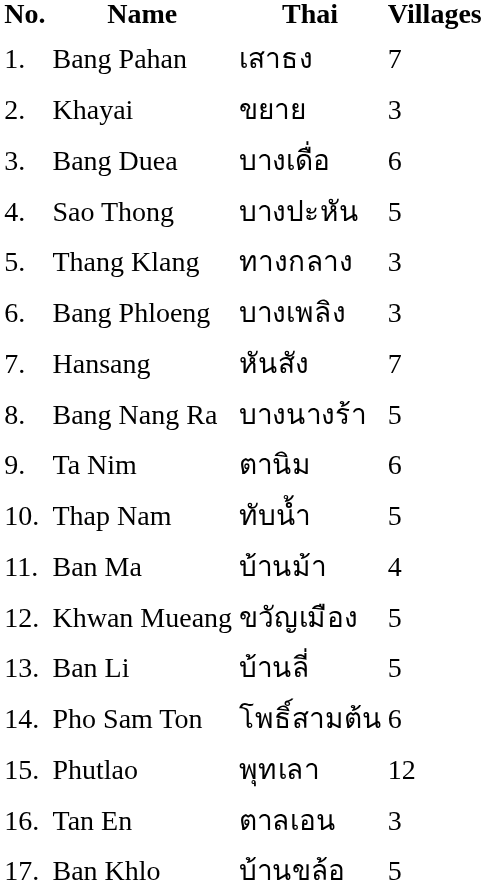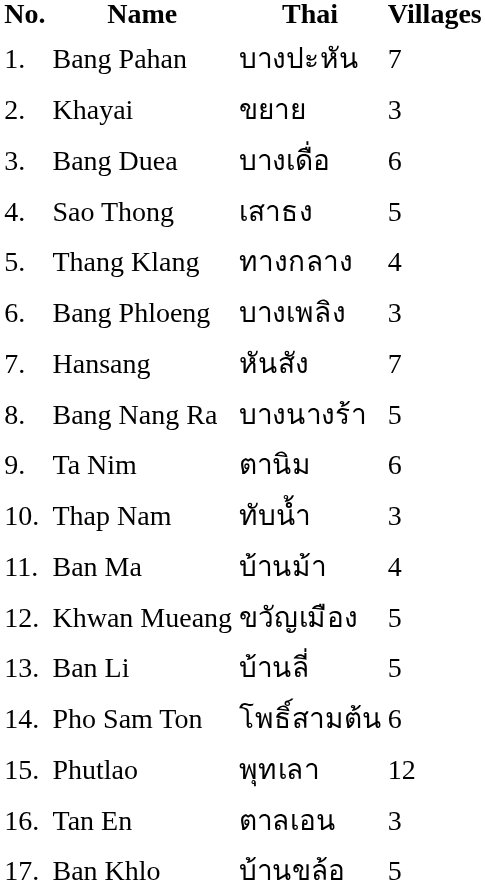(276, 59) เสาธง -> (299, 59) บางปะหัน
(299, 211) บางปะหัน -> (276, 211) เสาธง
(395, 261) 3 -> (395, 261) 4
(395, 514) 5 -> (395, 514) 3
